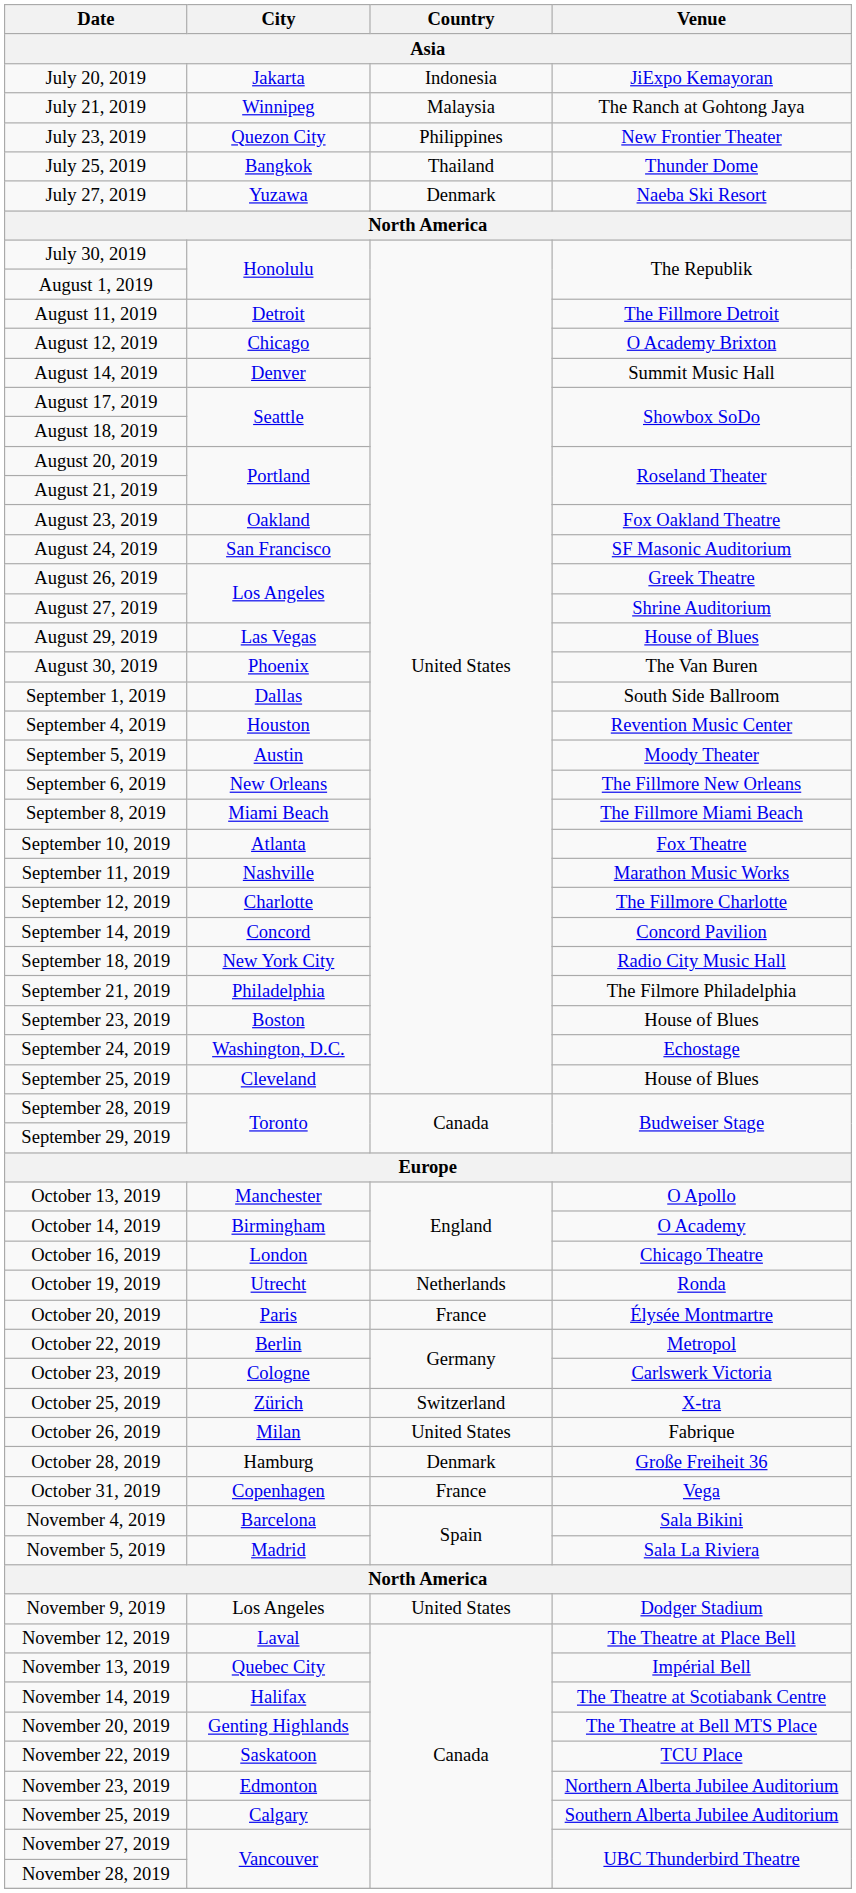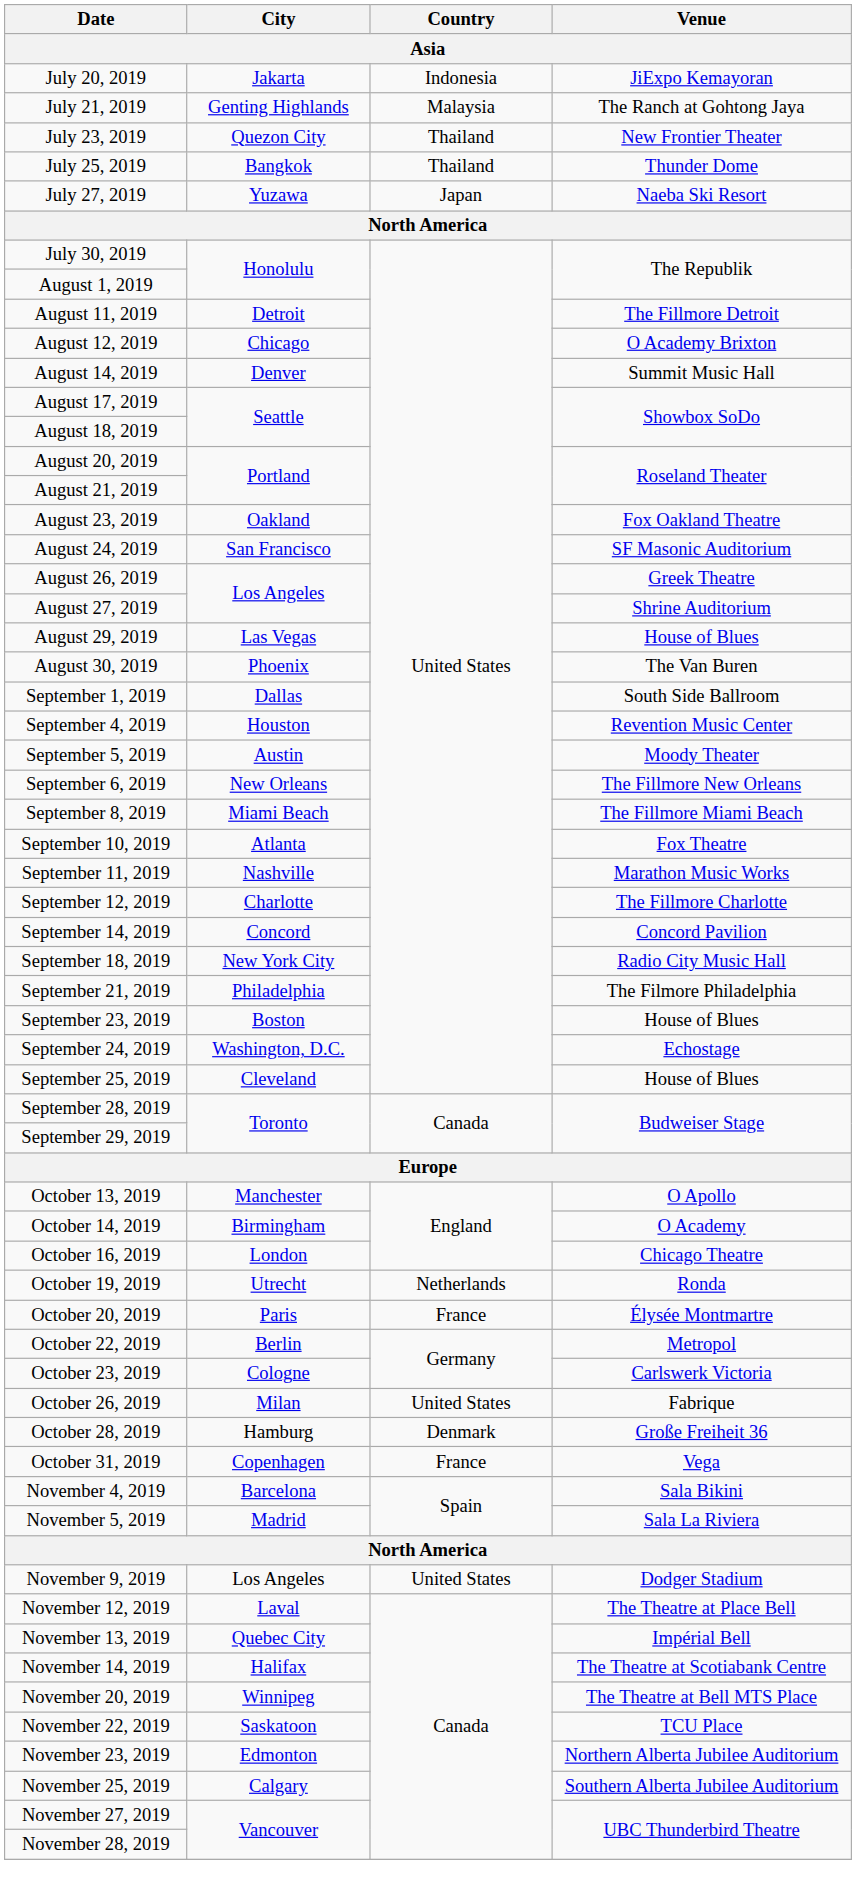(278, 107) Winnipeg -> (278, 107) Genting Highlands
(461, 136) Philippines -> (461, 136) Thailand
(461, 195) Denmark -> (461, 195) Japan
- row: (96, 1402)
(278, 1726) Genting Highlands -> (278, 1697) Winnipeg
